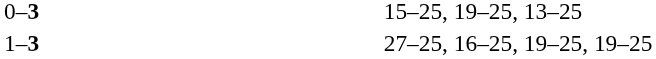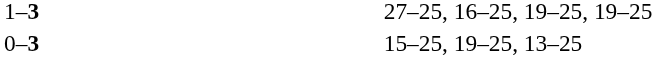rows swapped: (22, 11) <-> (22, 43)
